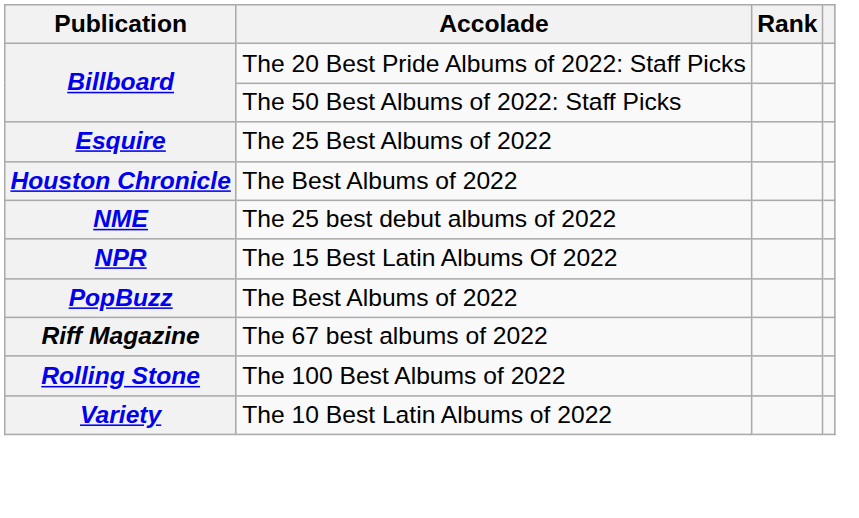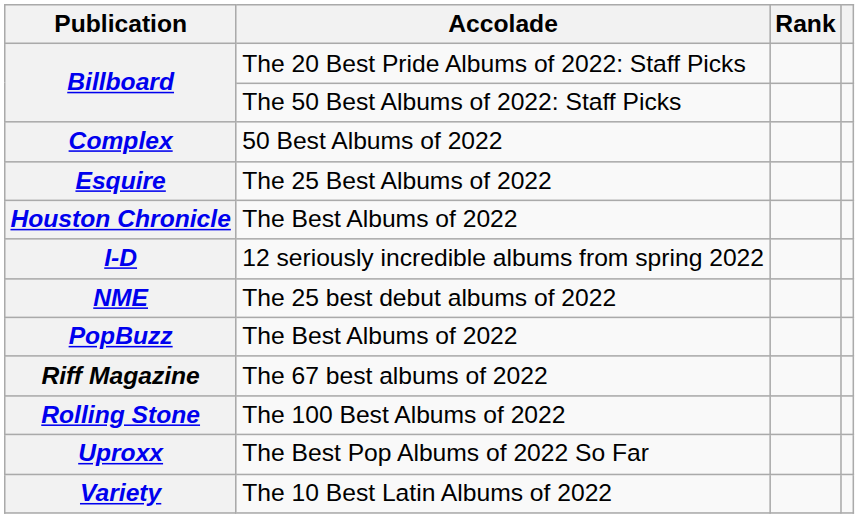+ row: (121, 141)
+ row: (121, 258)
- row: (121, 258)
+ row: (121, 453)
